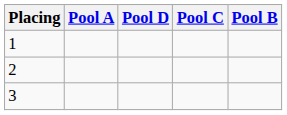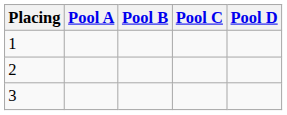columns swapped: (255, 17) <-> (146, 17)
